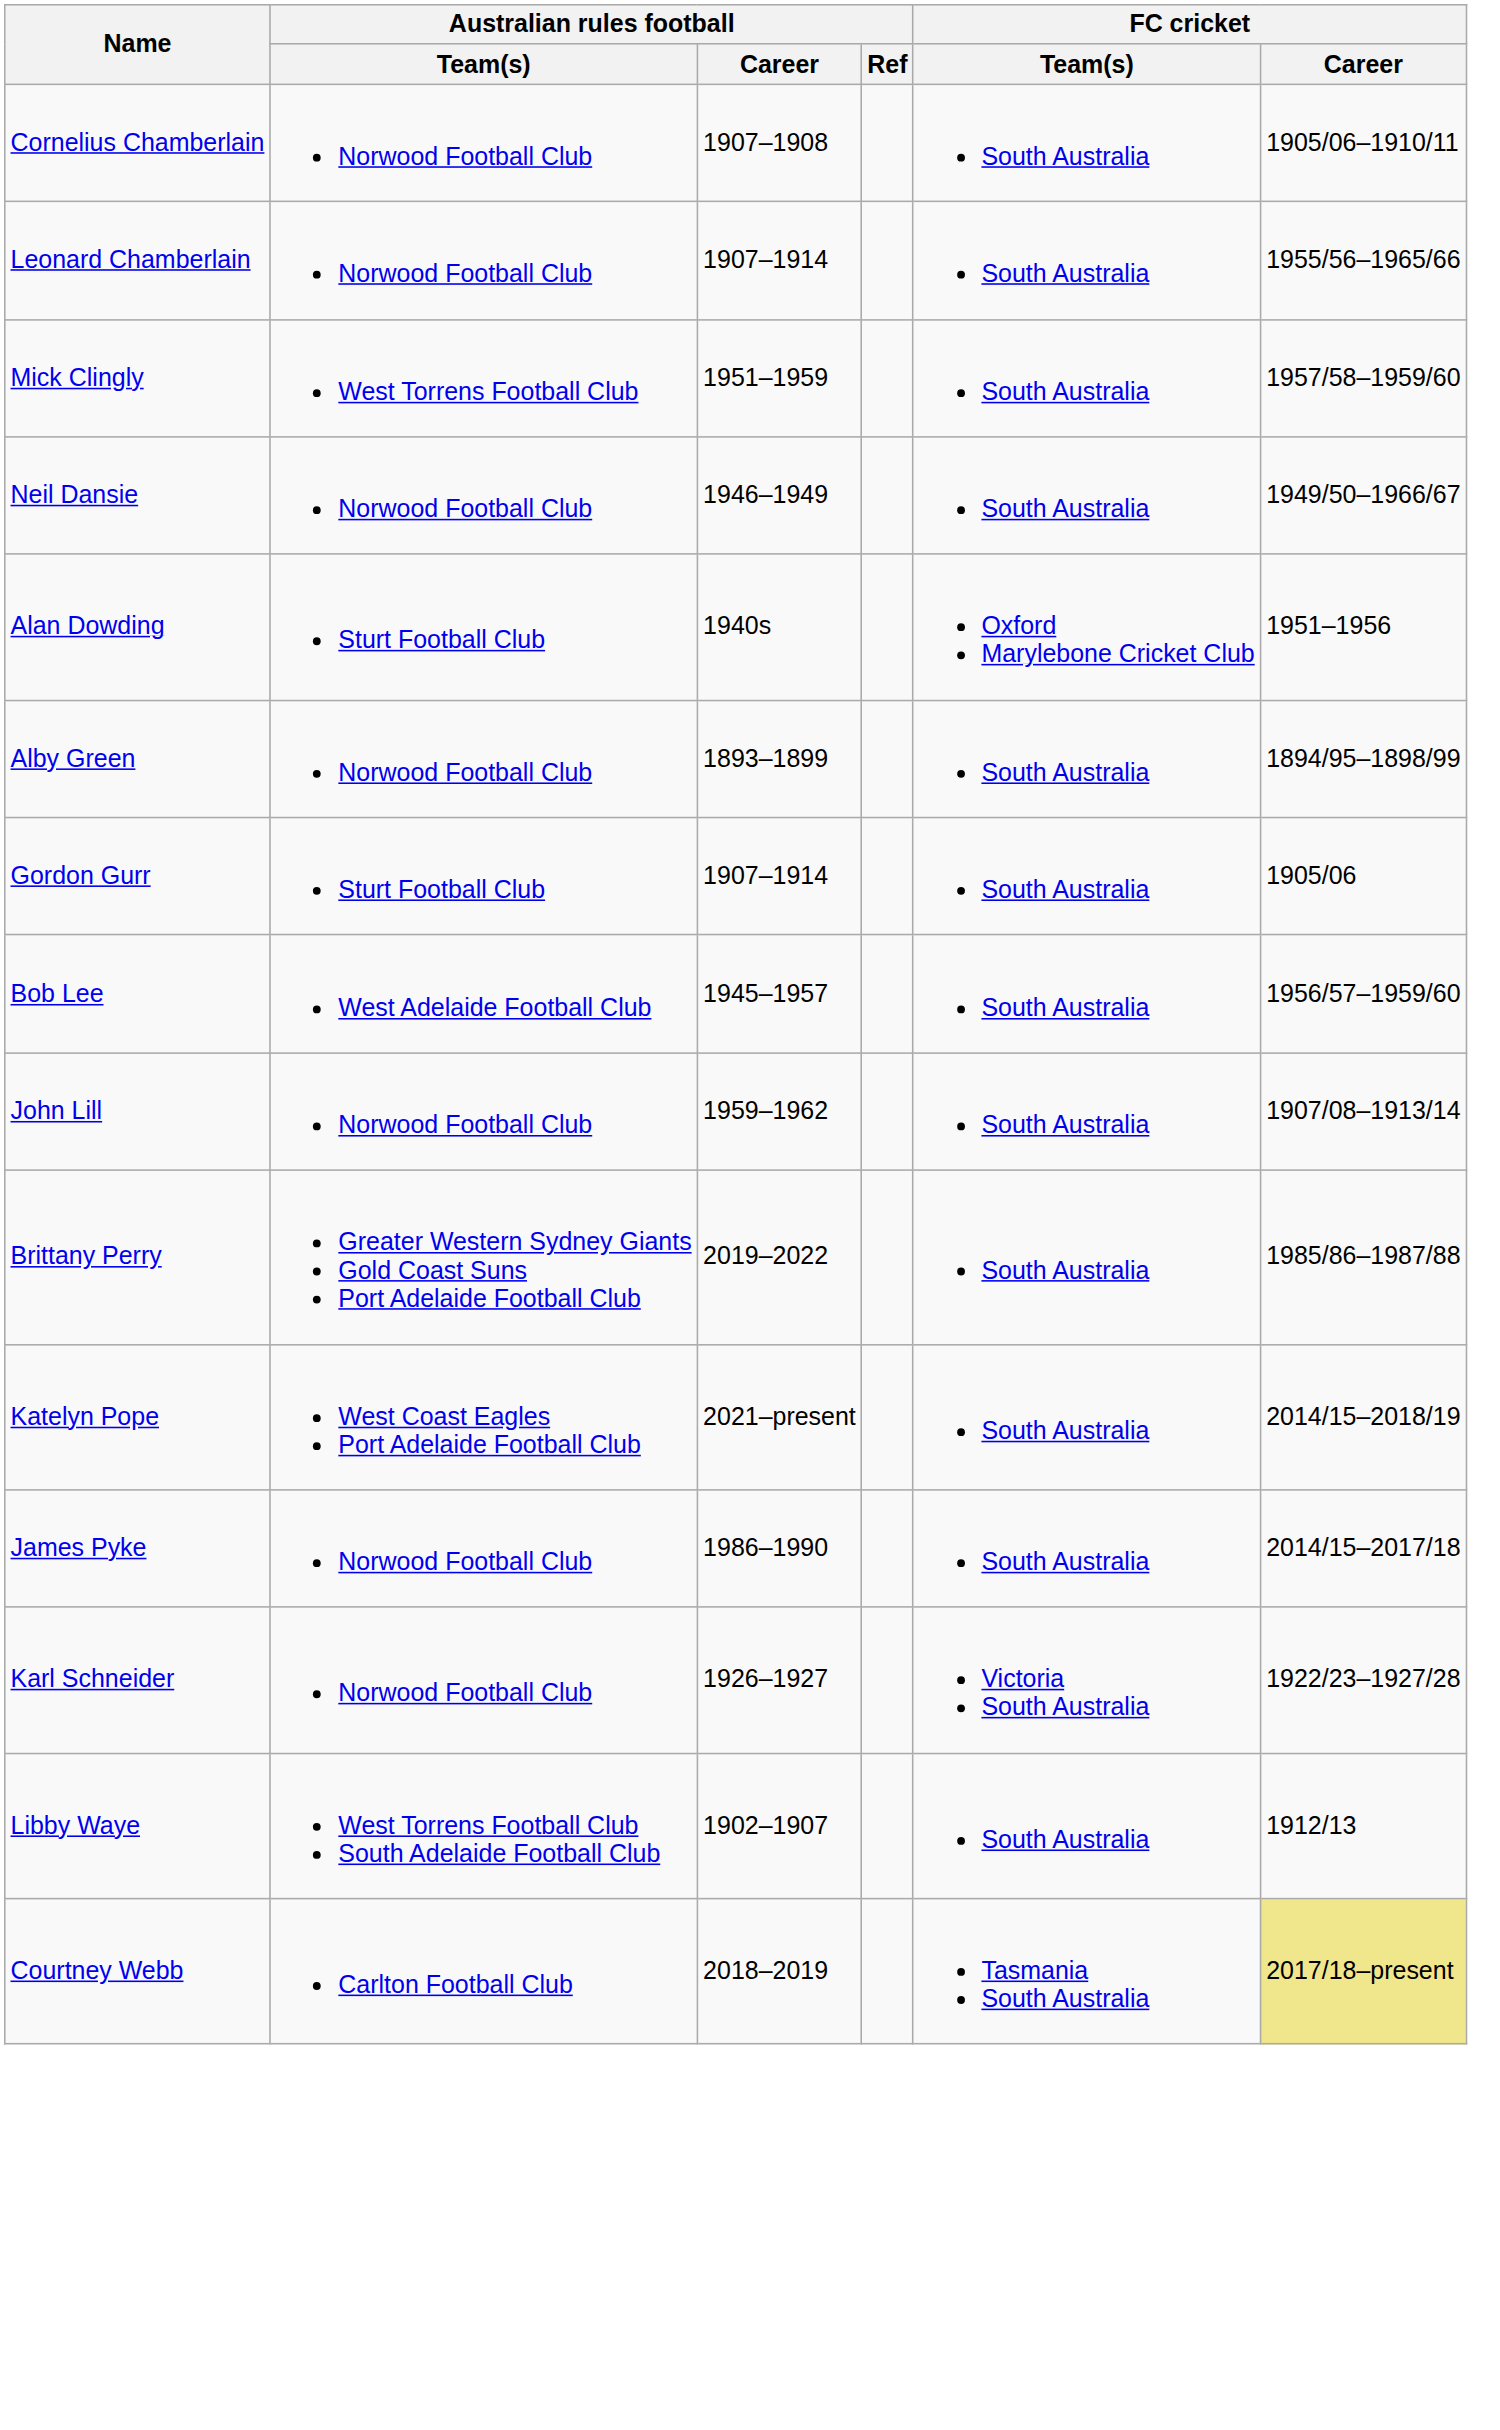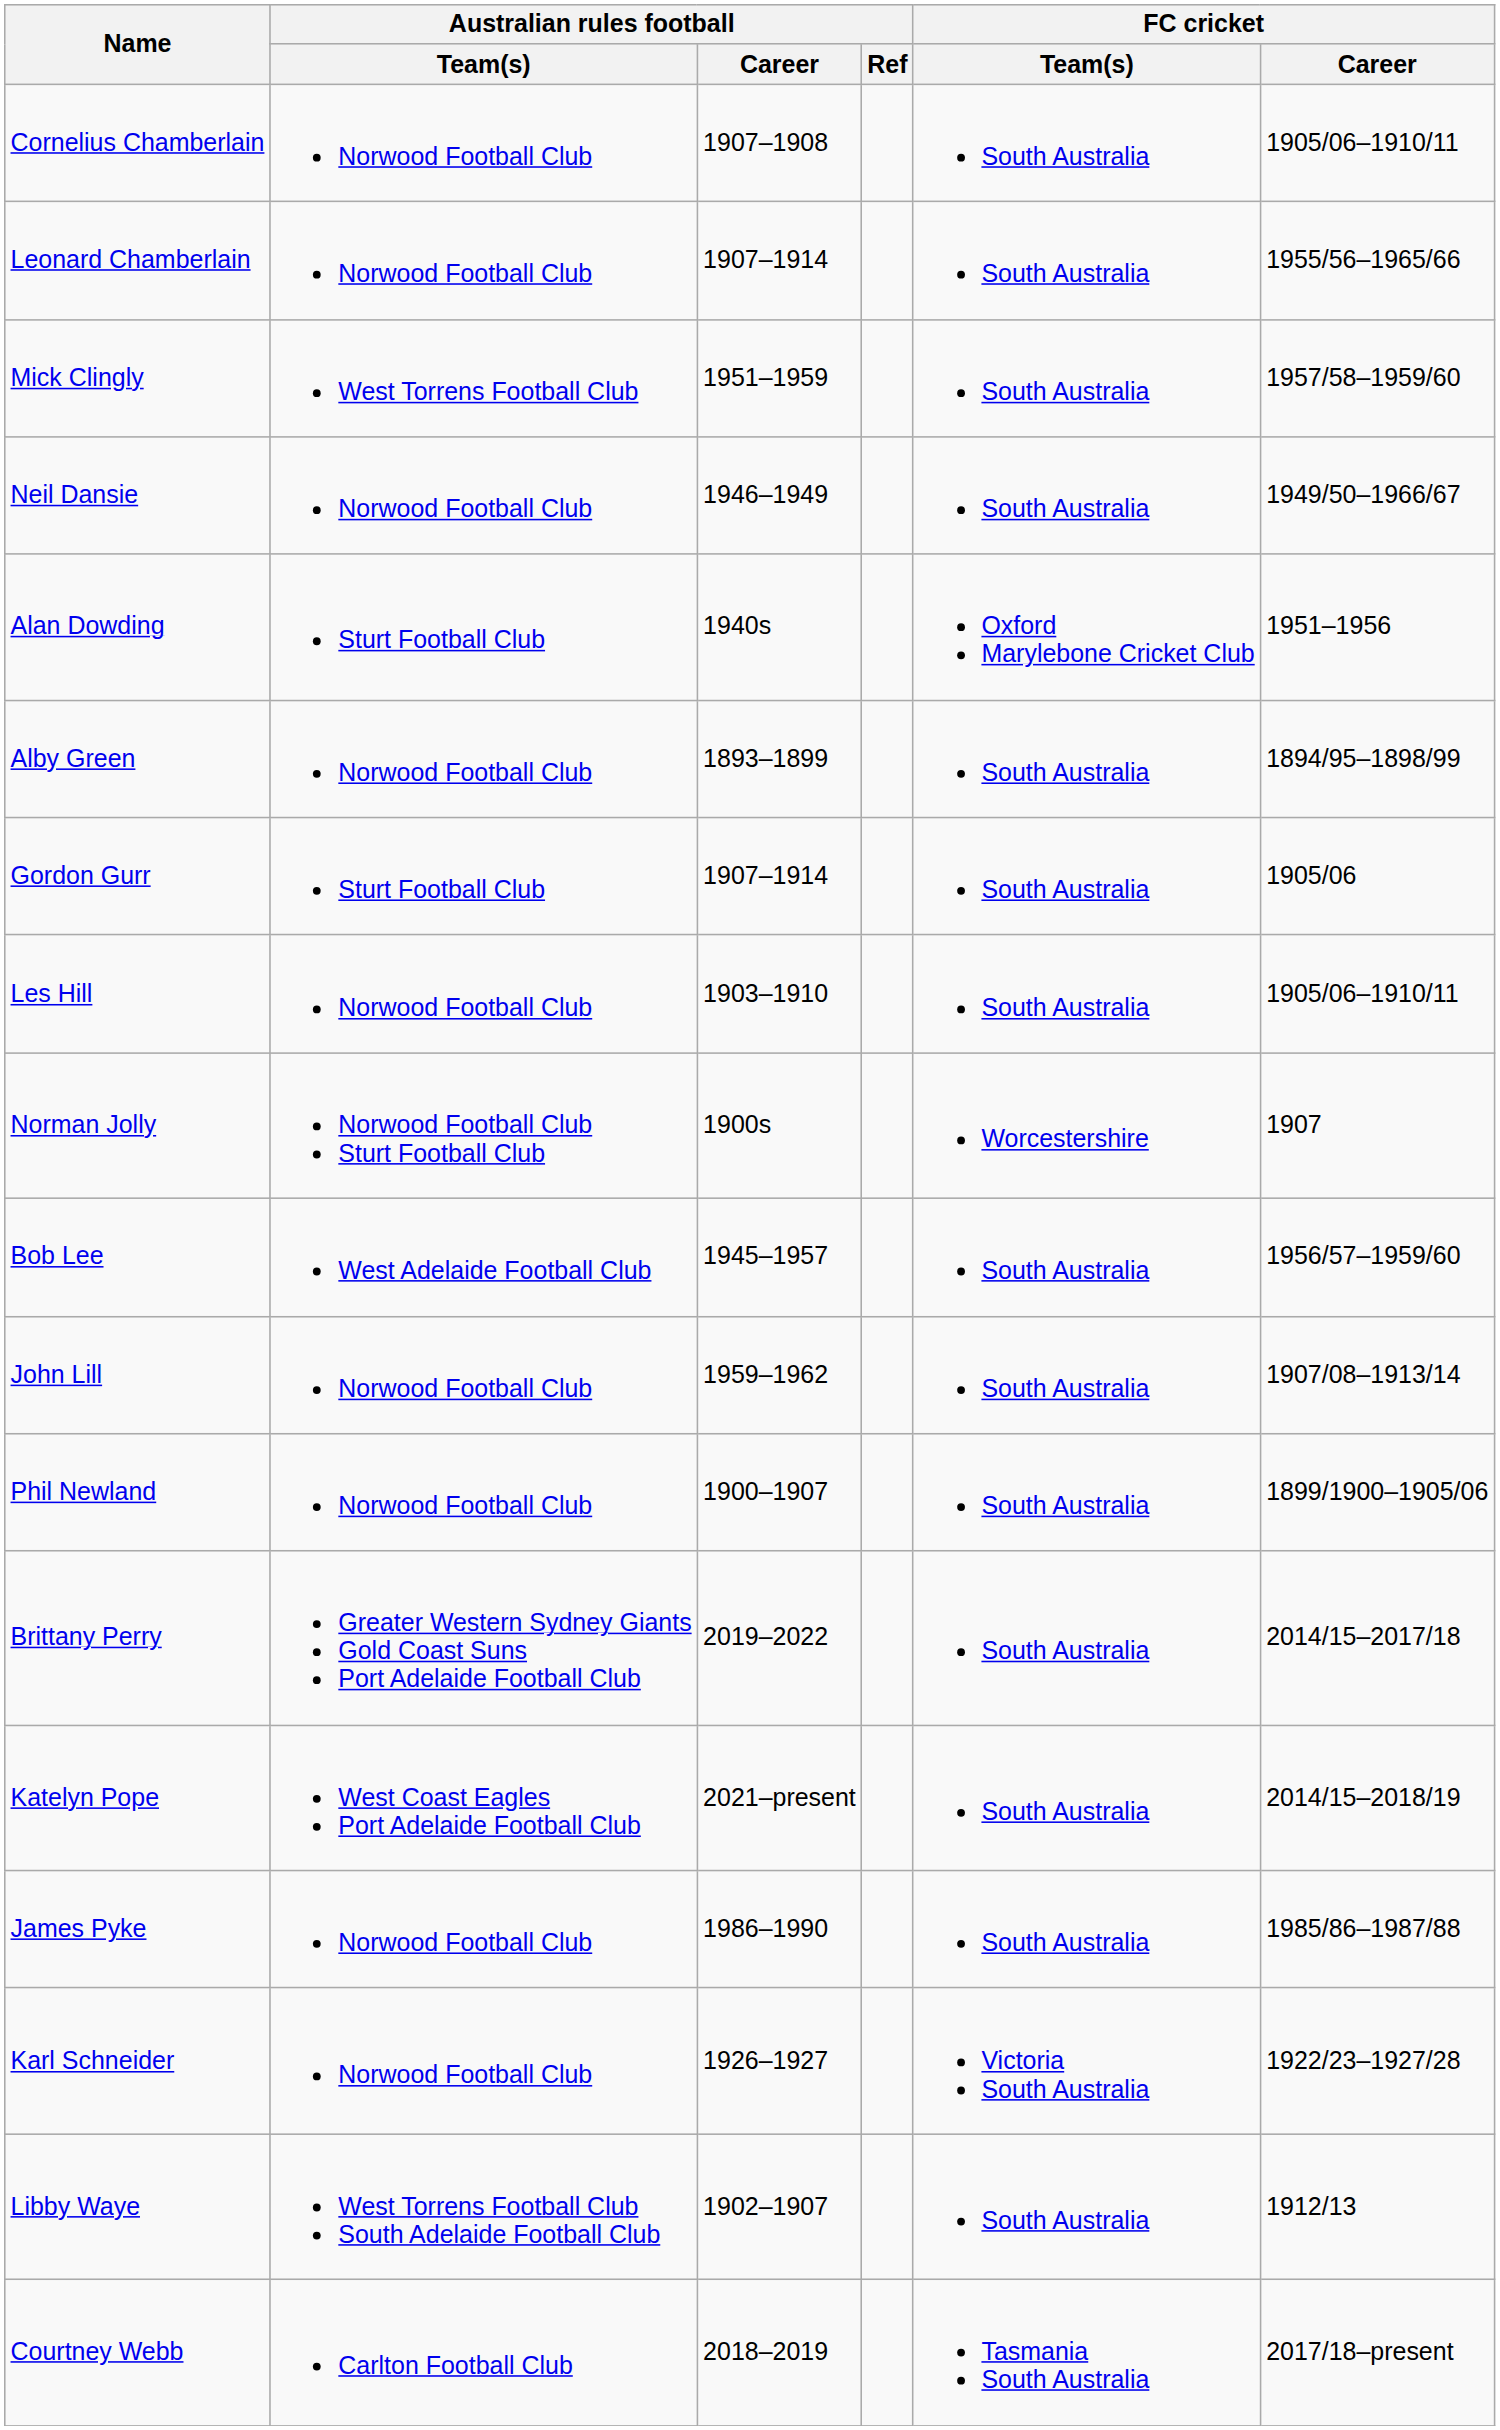+ row: (51, 993)
+ row: (83, 1125)
+ row: (83, 1492)
(1363, 1256) 1985/86–1987/88 -> (1363, 1637) 2014/15–2017/18
(1363, 1548) 2014/15–2017/18 -> (1363, 1929) 1985/86–1987/88
(1360, 1971) khaki background -> (1360, 2352) no background
